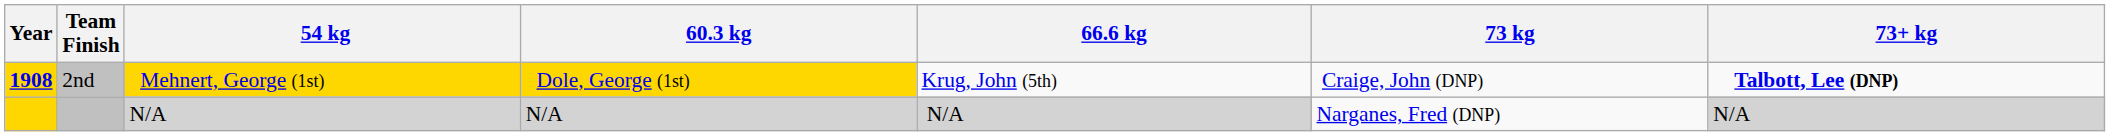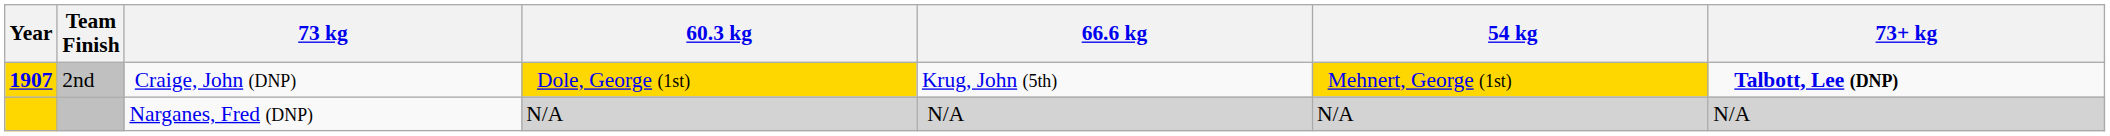columns swapped: (323, 33) <-> (1510, 33)
(31, 79) 1908 -> (31, 79) 1907
